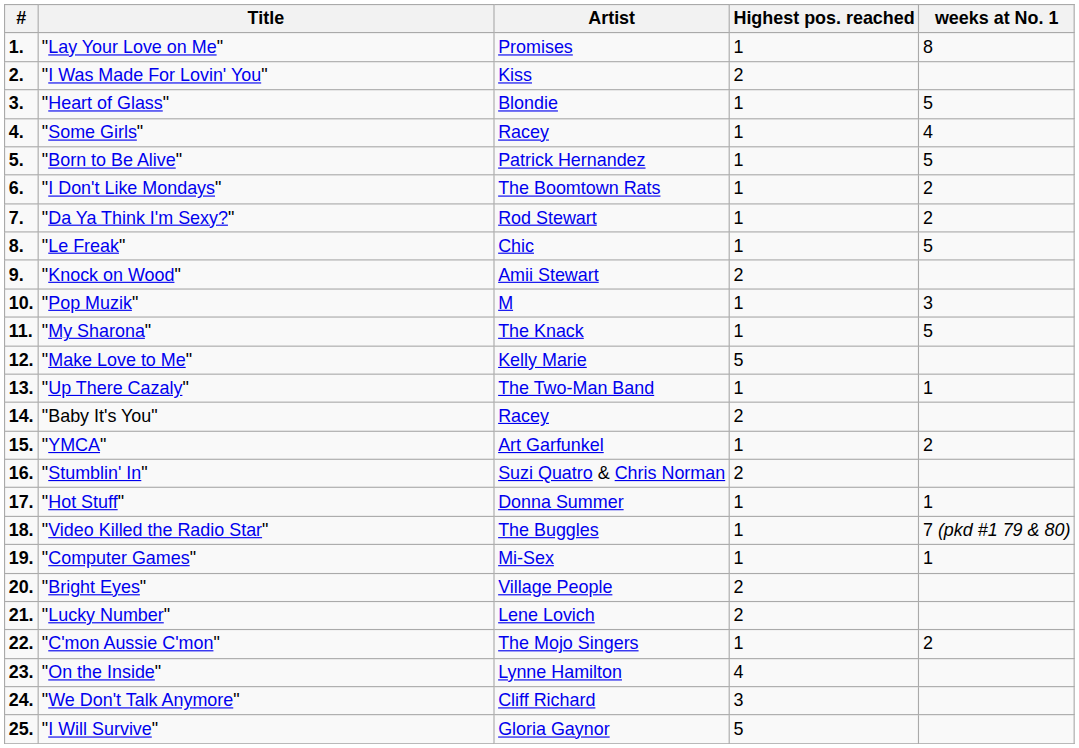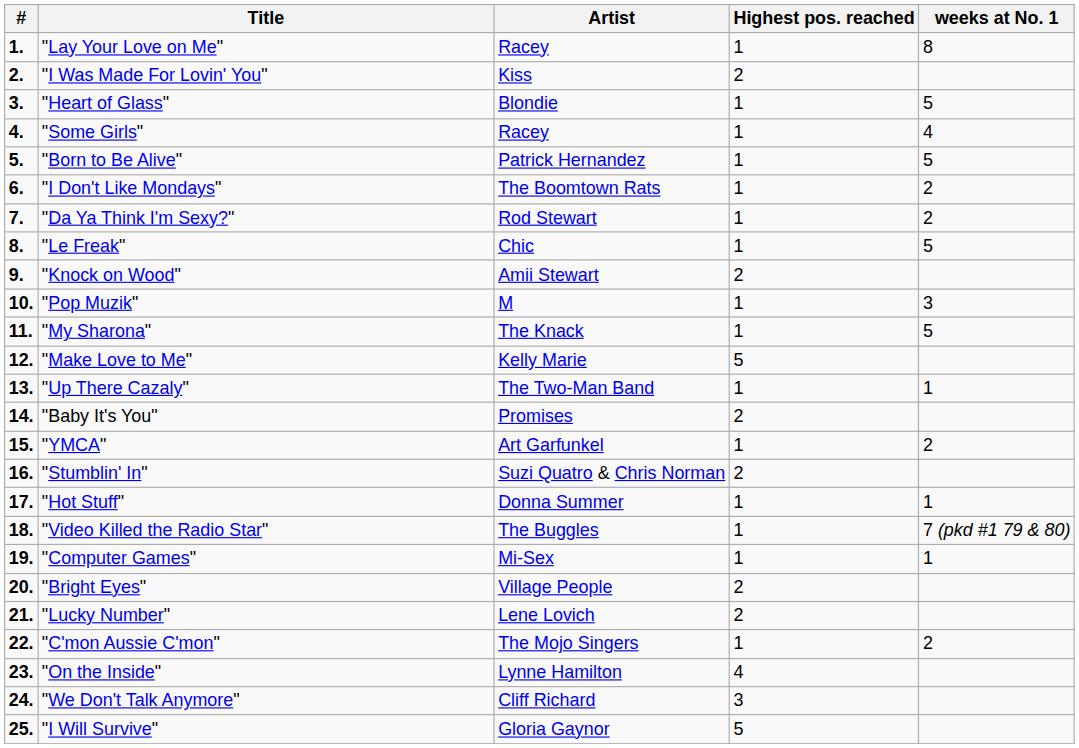(535, 47) Promises -> (524, 47) Racey
(524, 416) Racey -> (535, 416) Promises
